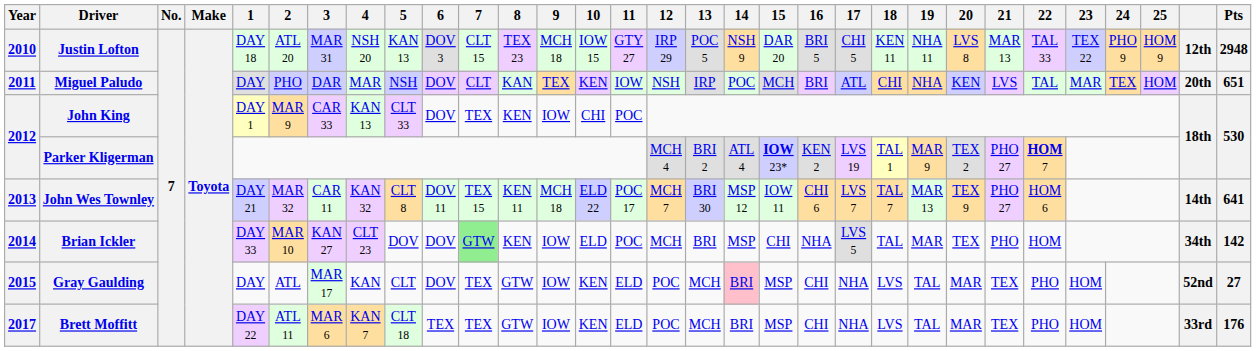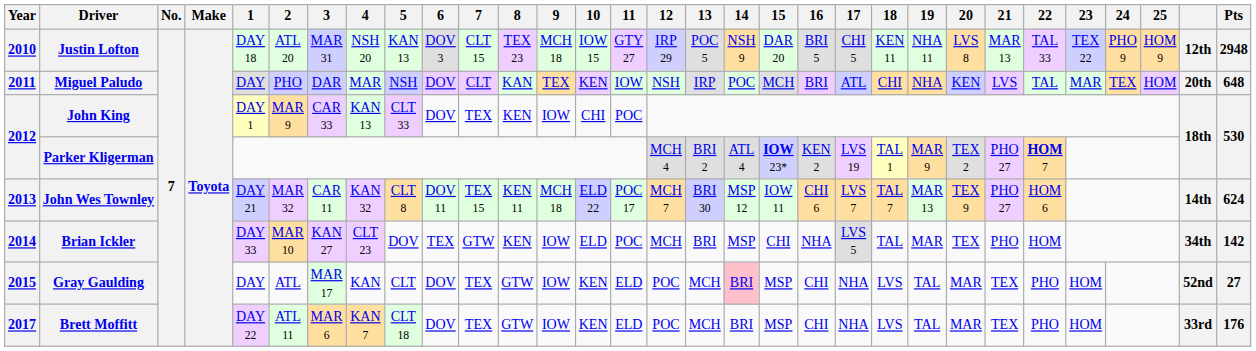(1234, 82) 651 -> (1234, 82) 648
(1234, 199) 641 -> (1234, 199) 624
(441, 241) DOV -> (441, 241) TEX
(478, 241) lightgreen background -> (478, 241) no background
(441, 325) TEX -> (441, 325) DOV
